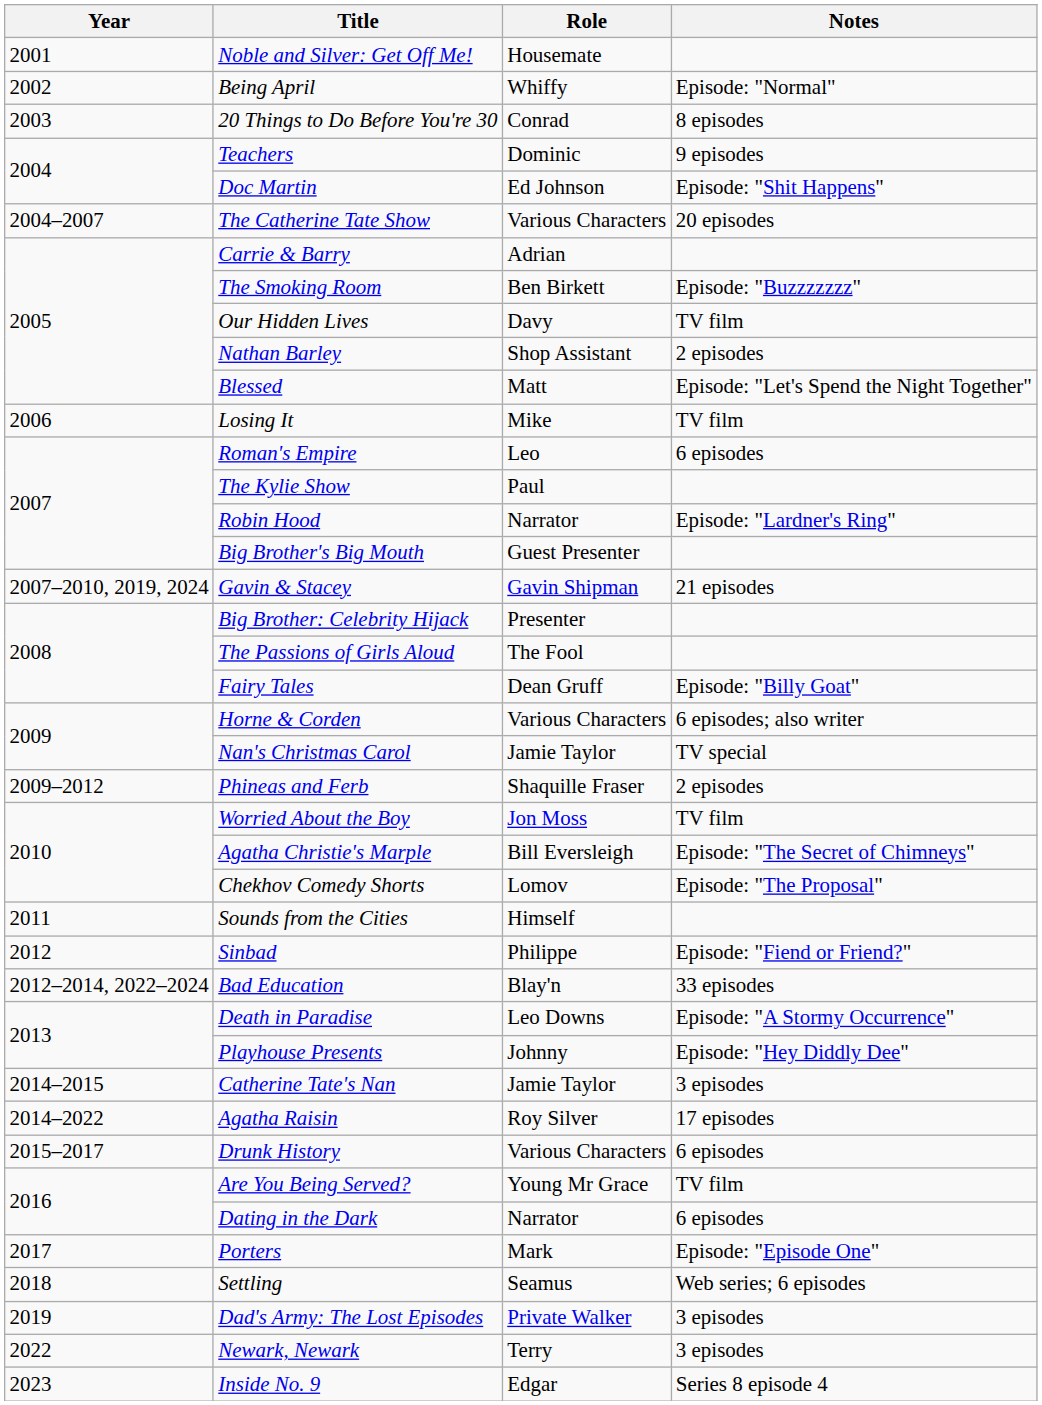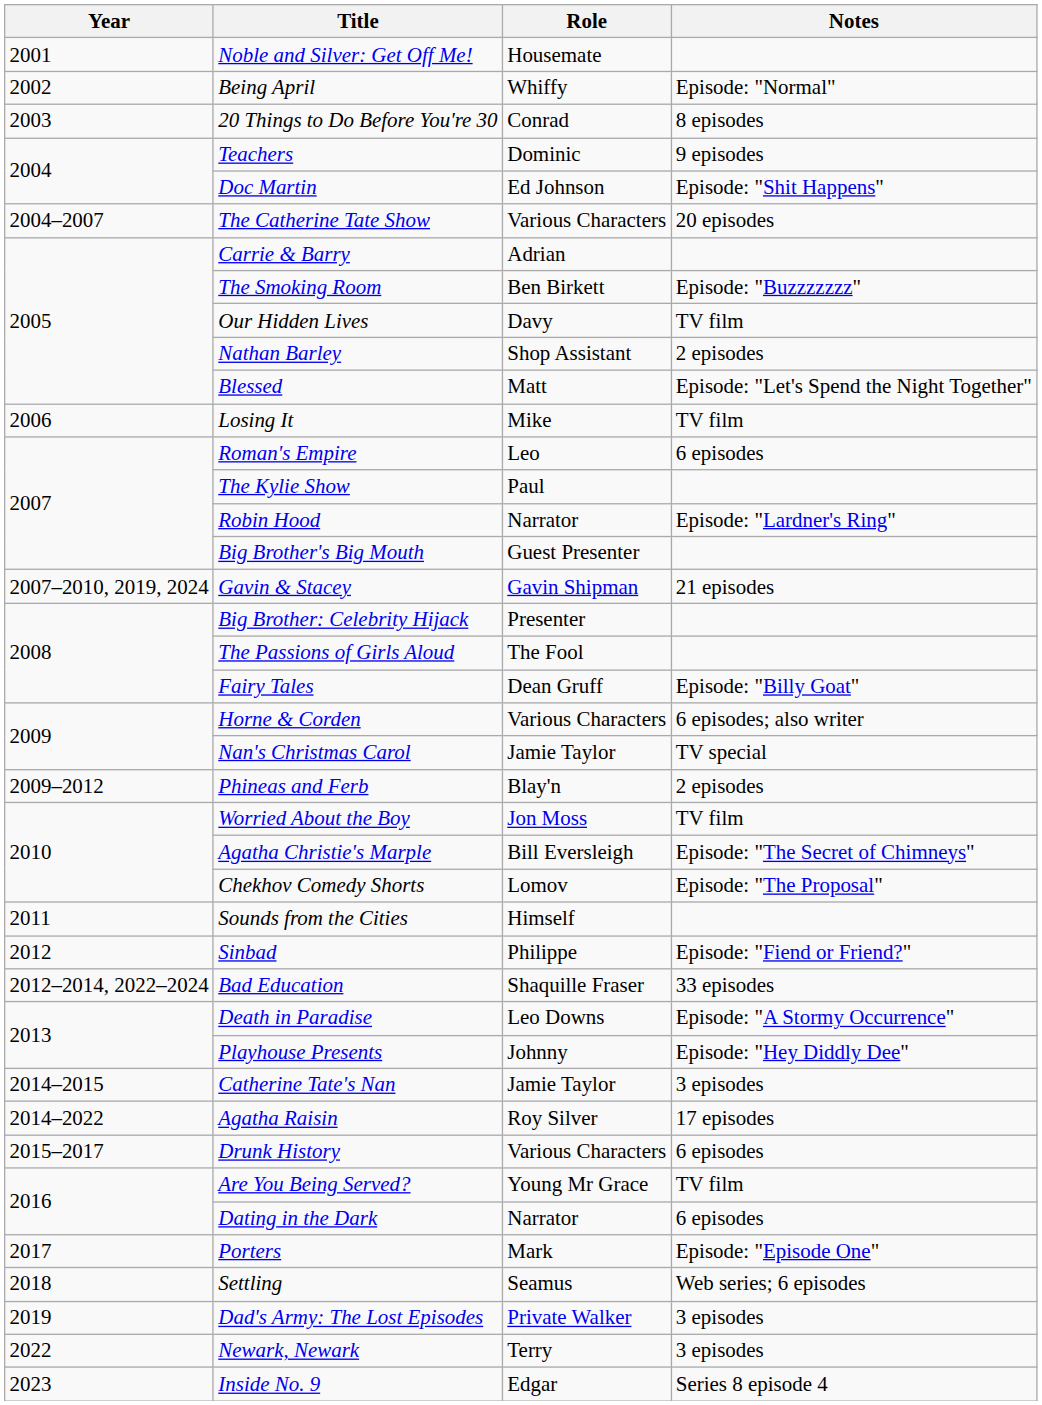(576, 785) Shaquille Fraser -> (534, 785) Blay'n
(534, 985) Blay'n -> (576, 985) Shaquille Fraser
